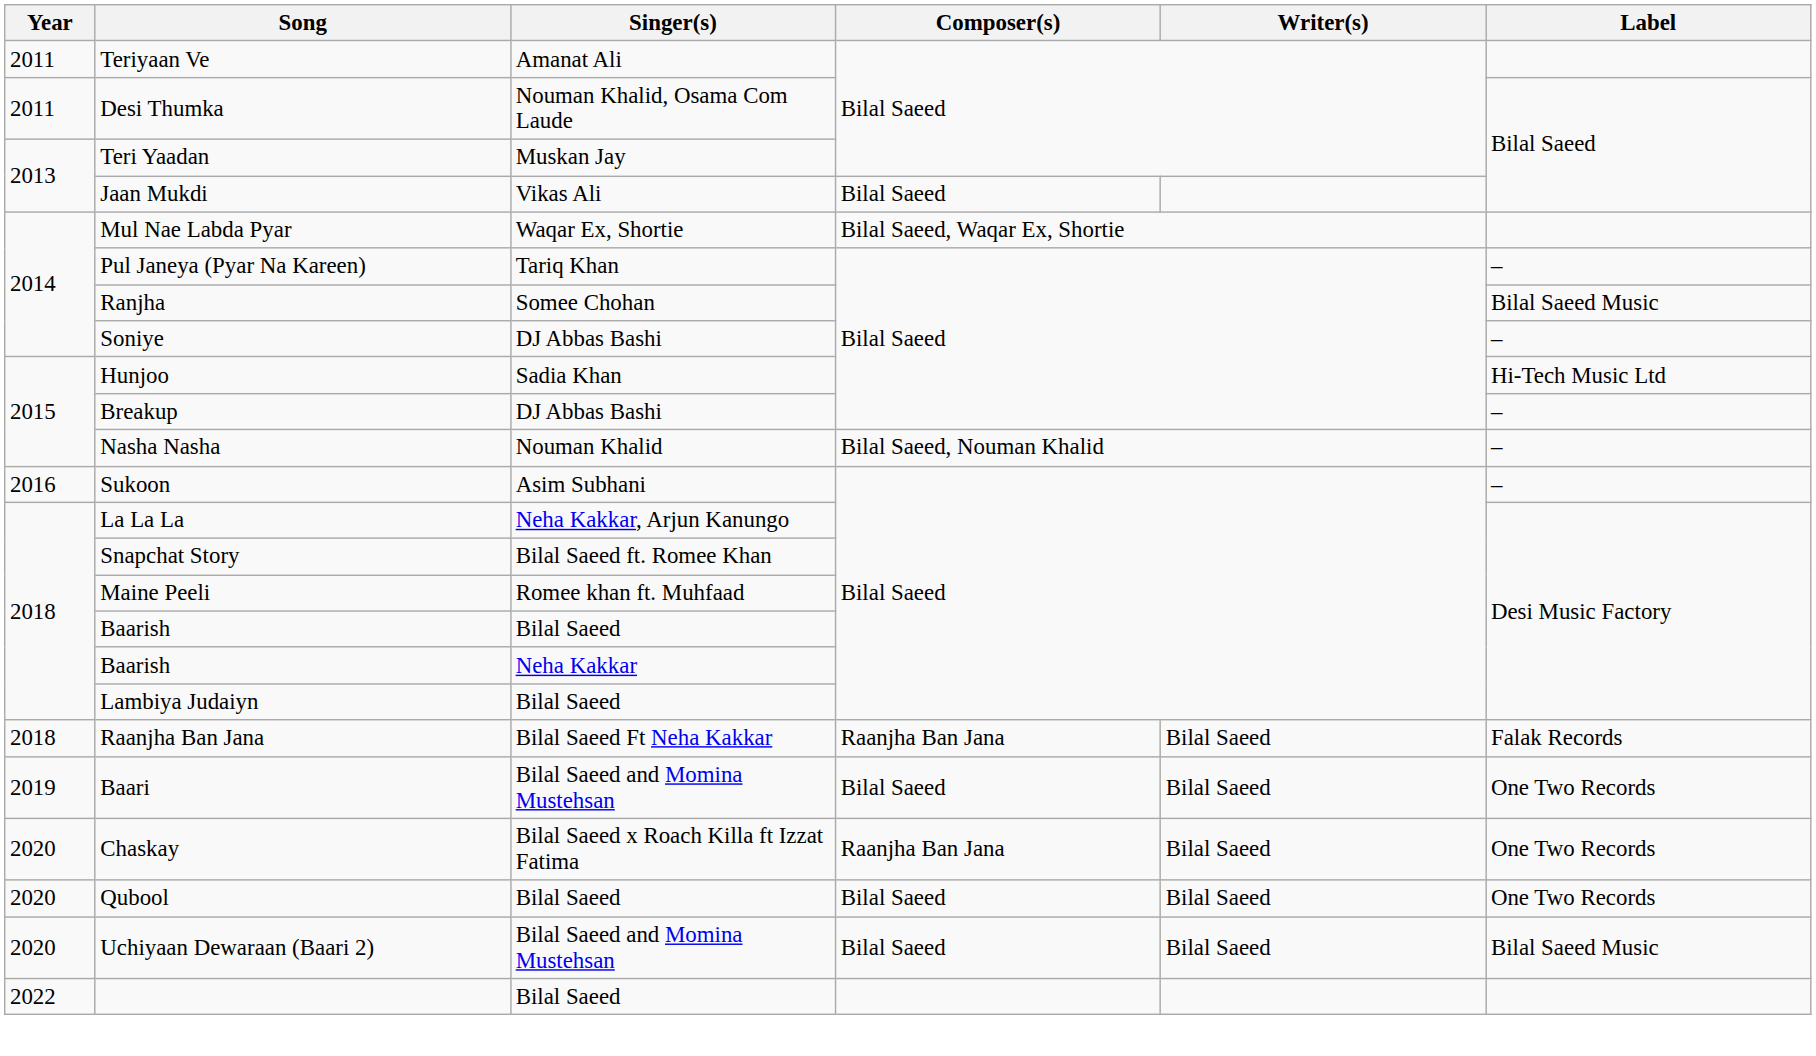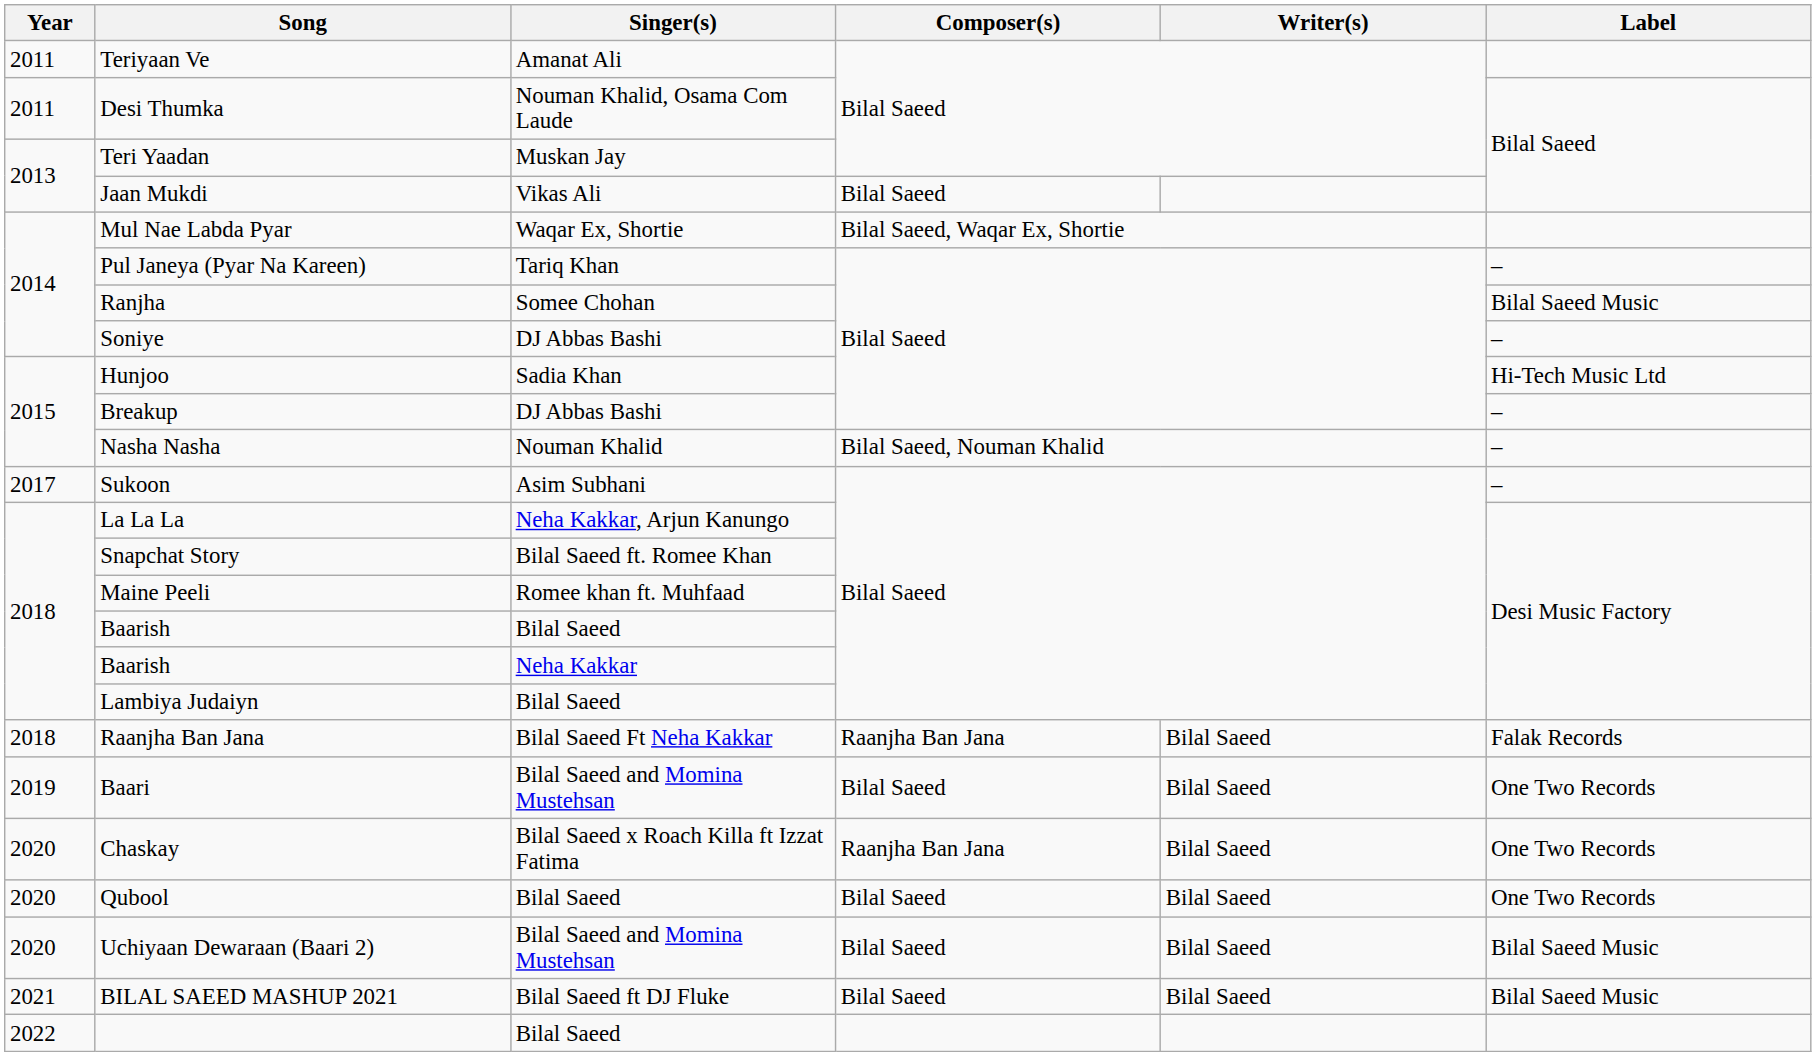(33, 483) 2016 -> (33, 483) 2017
+ row: (249, 996)
